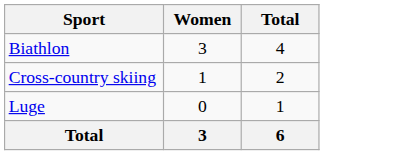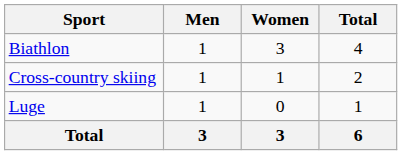+ column: (202, 19)
